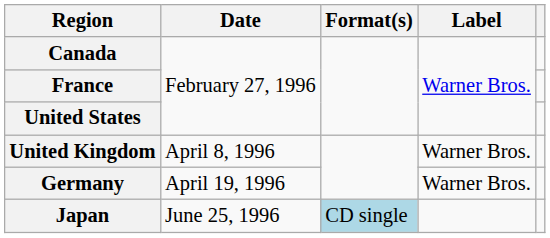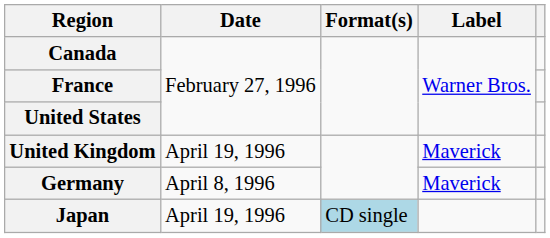(220, 150) April 8, 1996 -> (225, 150) April 19, 1996
(477, 150) Warner Bros. -> (461, 150) Maverick
(225, 183) April 19, 1996 -> (220, 183) April 8, 1996
(477, 183) Warner Bros. -> (461, 183) Maverick
(222, 215) June 25, 1996 -> (225, 215) April 19, 1996
